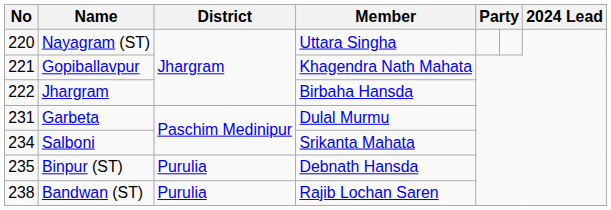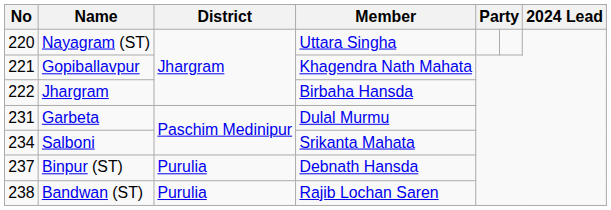(21, 167) 235 -> (21, 167) 237
